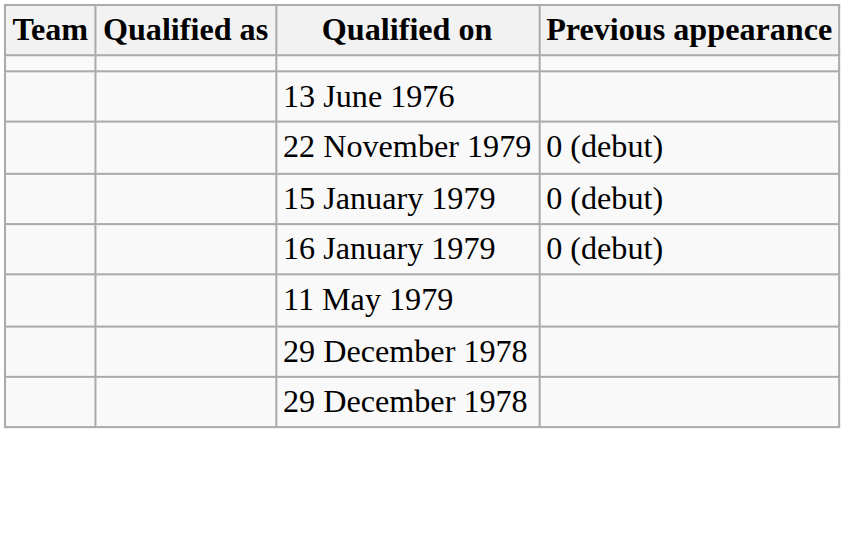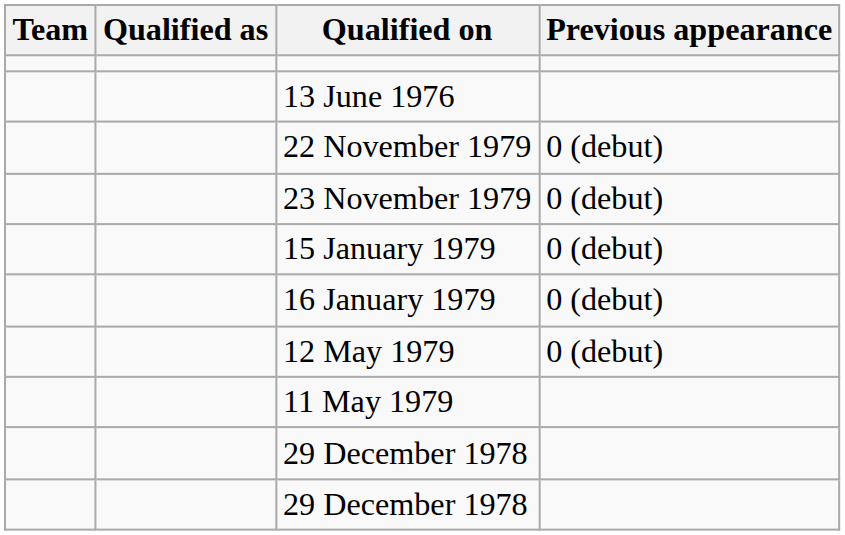+ row: (407, 197)
+ row: (369, 350)
